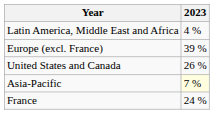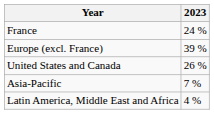rows swapped: (22, 100) <-> (93, 30)
(192, 83) lightyellow background -> (192, 83) no background
